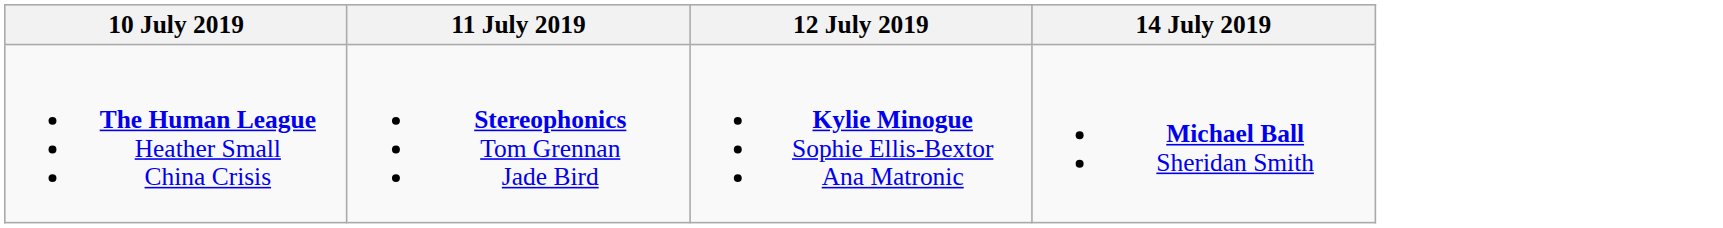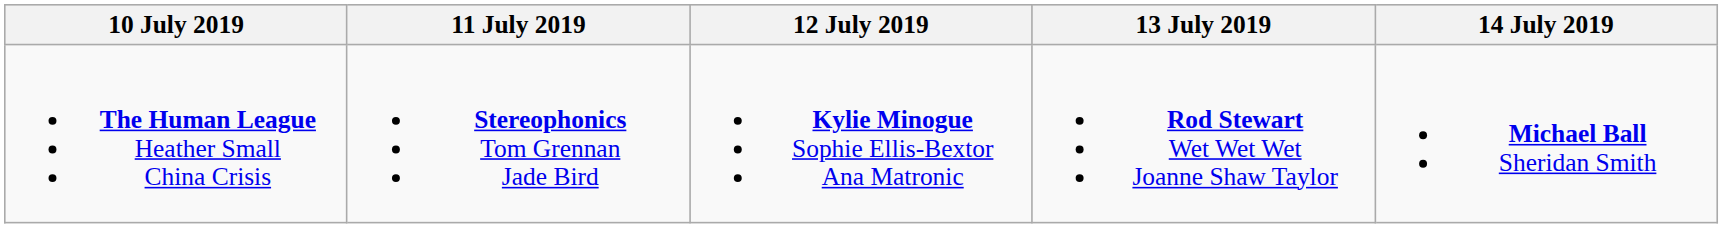+ column: (1203, 24)
